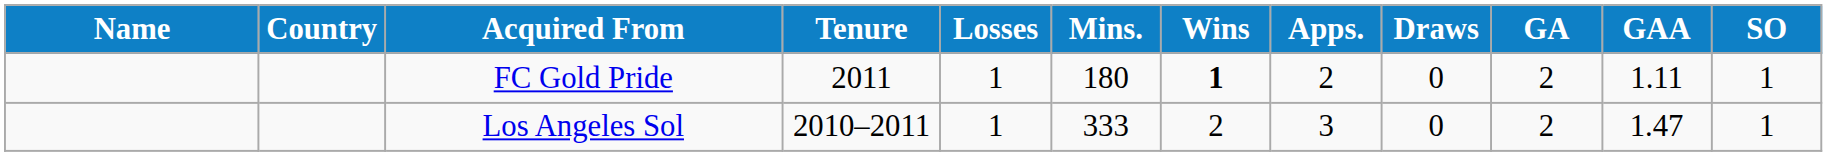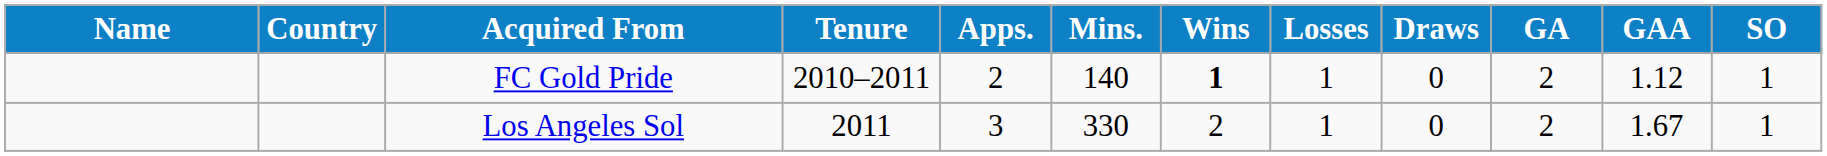columns swapped: (1326, 28) <-> (996, 28)
(861, 77) 2011 -> (861, 77) 2010–2011
(1106, 77) 180 -> (1106, 77) 140
(1657, 77) 1.11 -> (1657, 77) 1.12
(861, 126) 2010–2011 -> (861, 126) 2011
(1106, 126) 333 -> (1106, 126) 330
(1657, 126) 1.47 -> (1657, 126) 1.67
